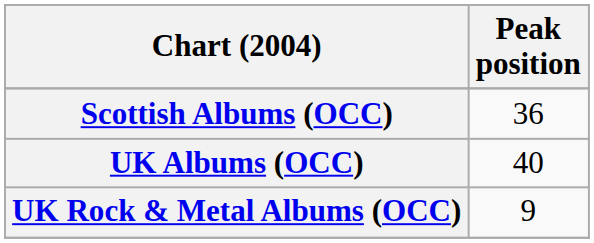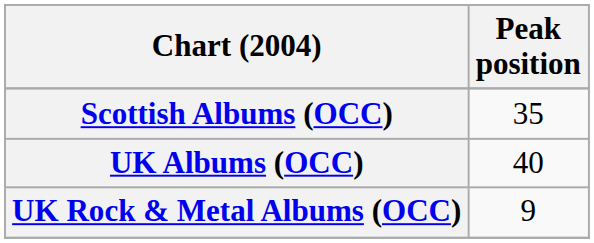(528, 113) 36 -> (528, 113) 35
